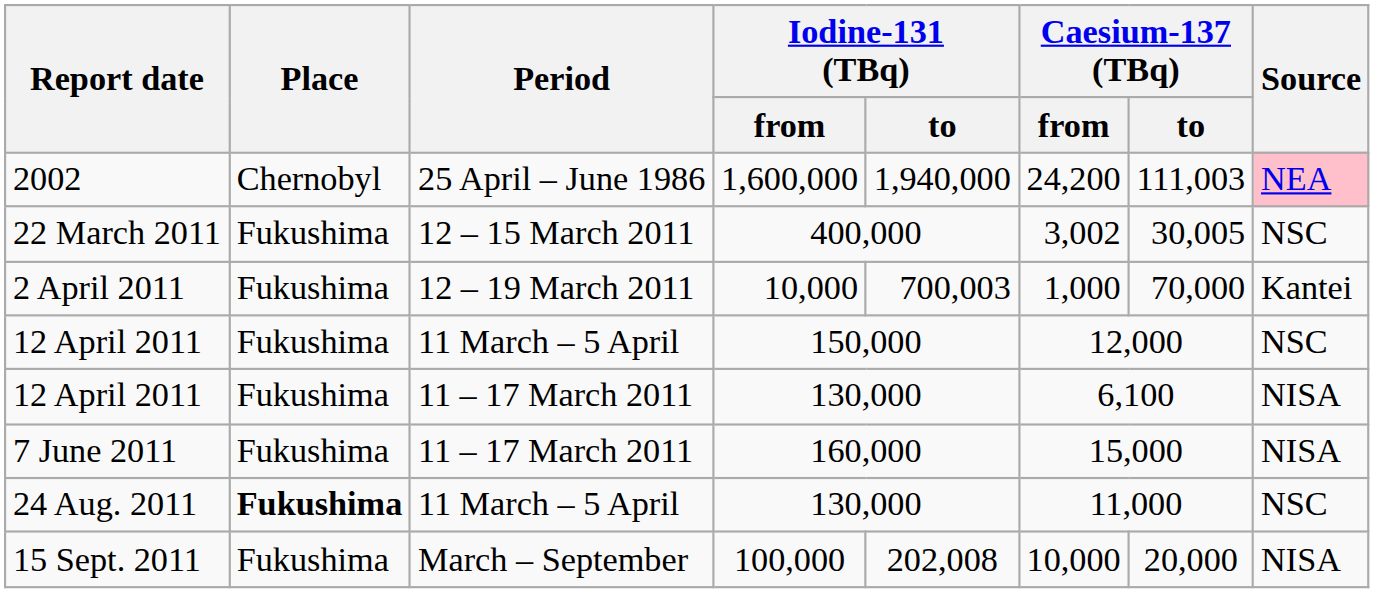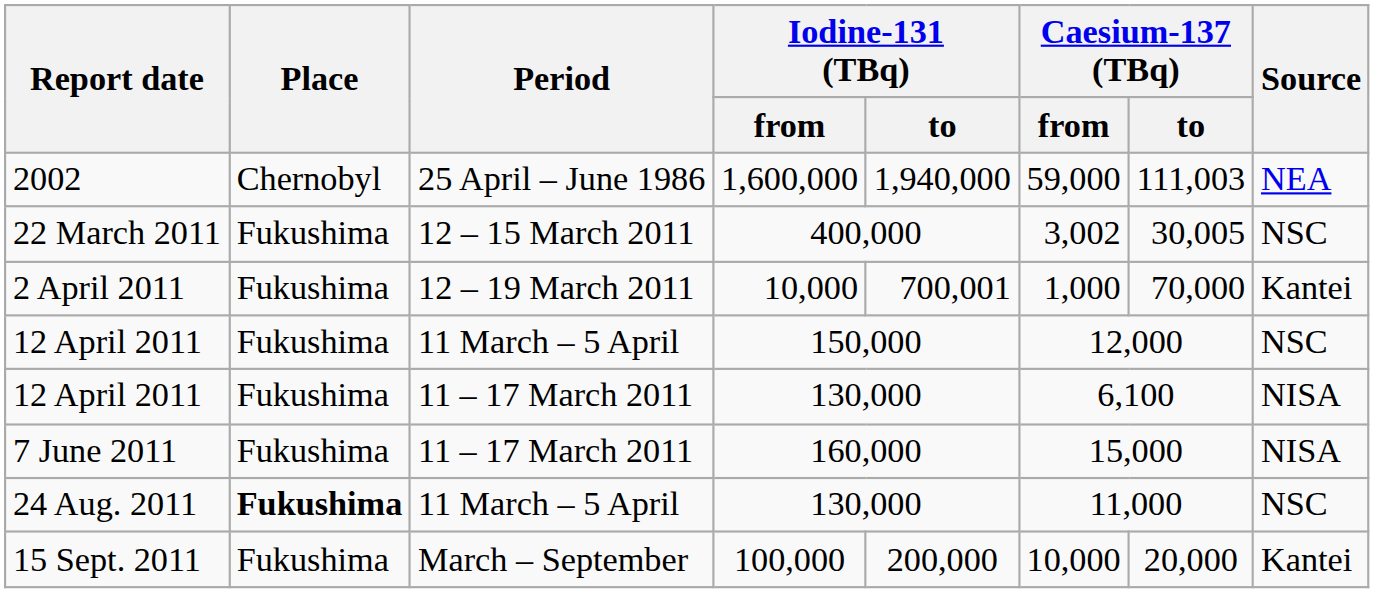(1074, 178) 24,200 -> (1074, 178) 59,000
(1296, 178) pink background -> (1296, 178) no background
(955, 287) 700,003 -> (955, 287) 700,001
(942, 558) 202,008 -> (942, 558) 200,000
(1301, 558) NISA -> (1307, 558) Kantei
